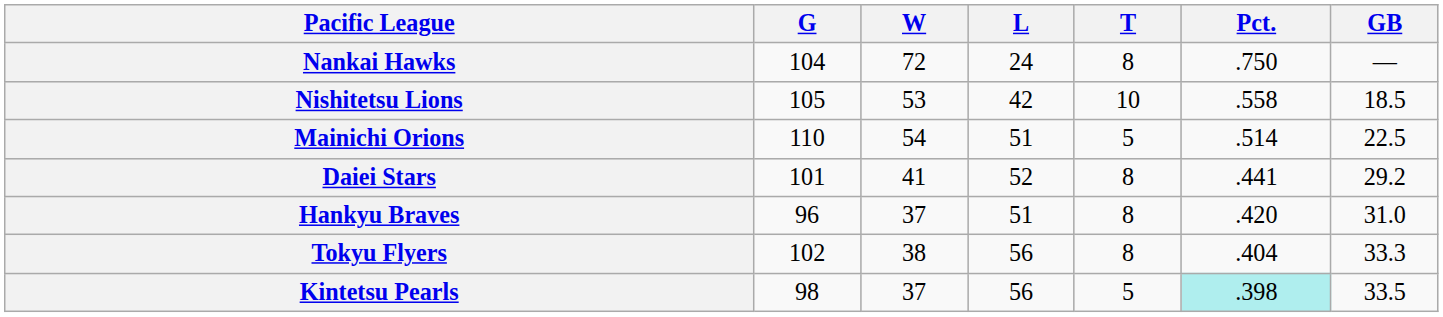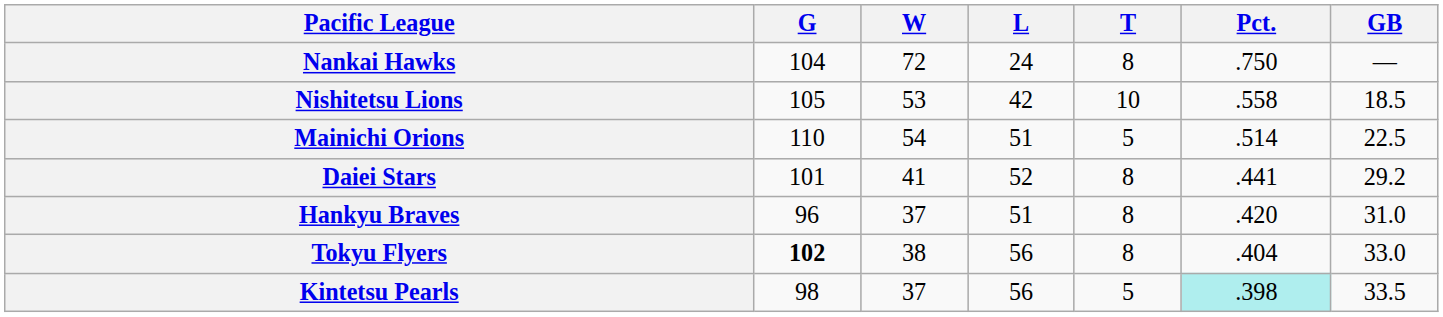(807, 253) normal -> (807, 253) bold
(1385, 253) 33.3 -> (1385, 253) 33.0
